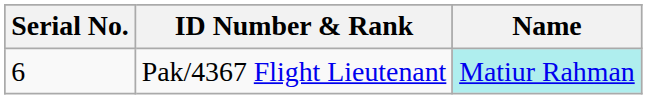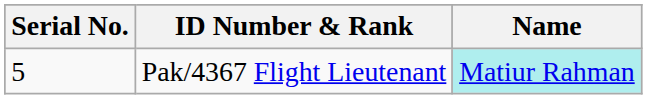(18, 70) 6 -> (18, 70) 5
